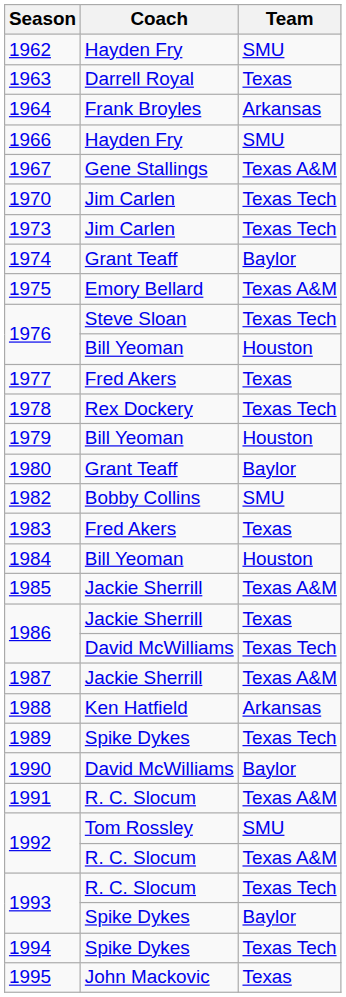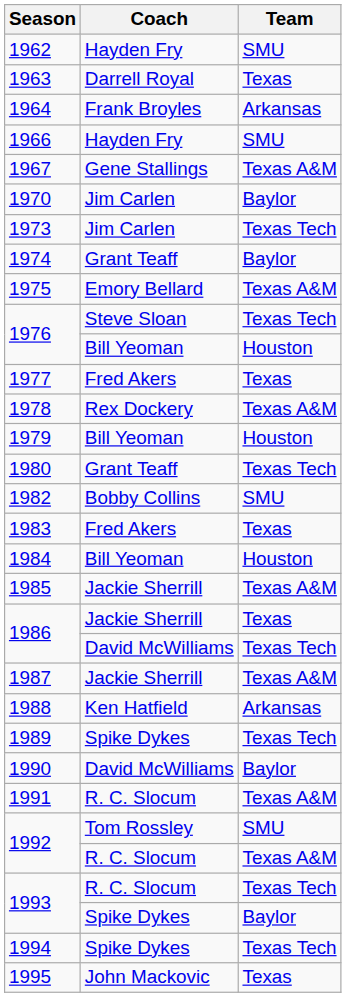(290, 199) Texas Tech -> (269, 199) Baylor
(290, 408) Texas Tech -> (290, 408) Texas A&M
(269, 468) Baylor -> (290, 468) Texas Tech
